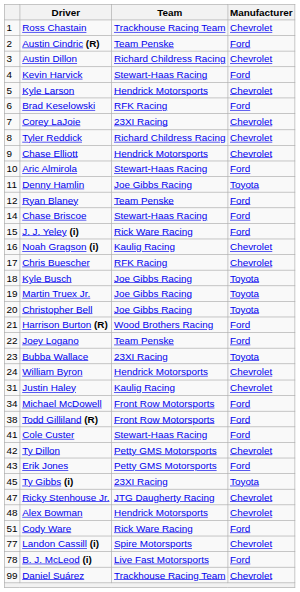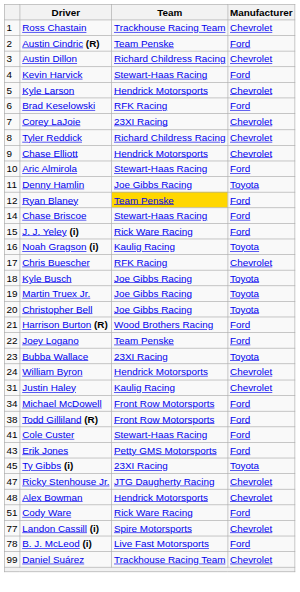(144, 200) no background -> (144, 200) gold background
(251, 247) Chevrolet -> (245, 247) Toyota
- row: (41, 450)
